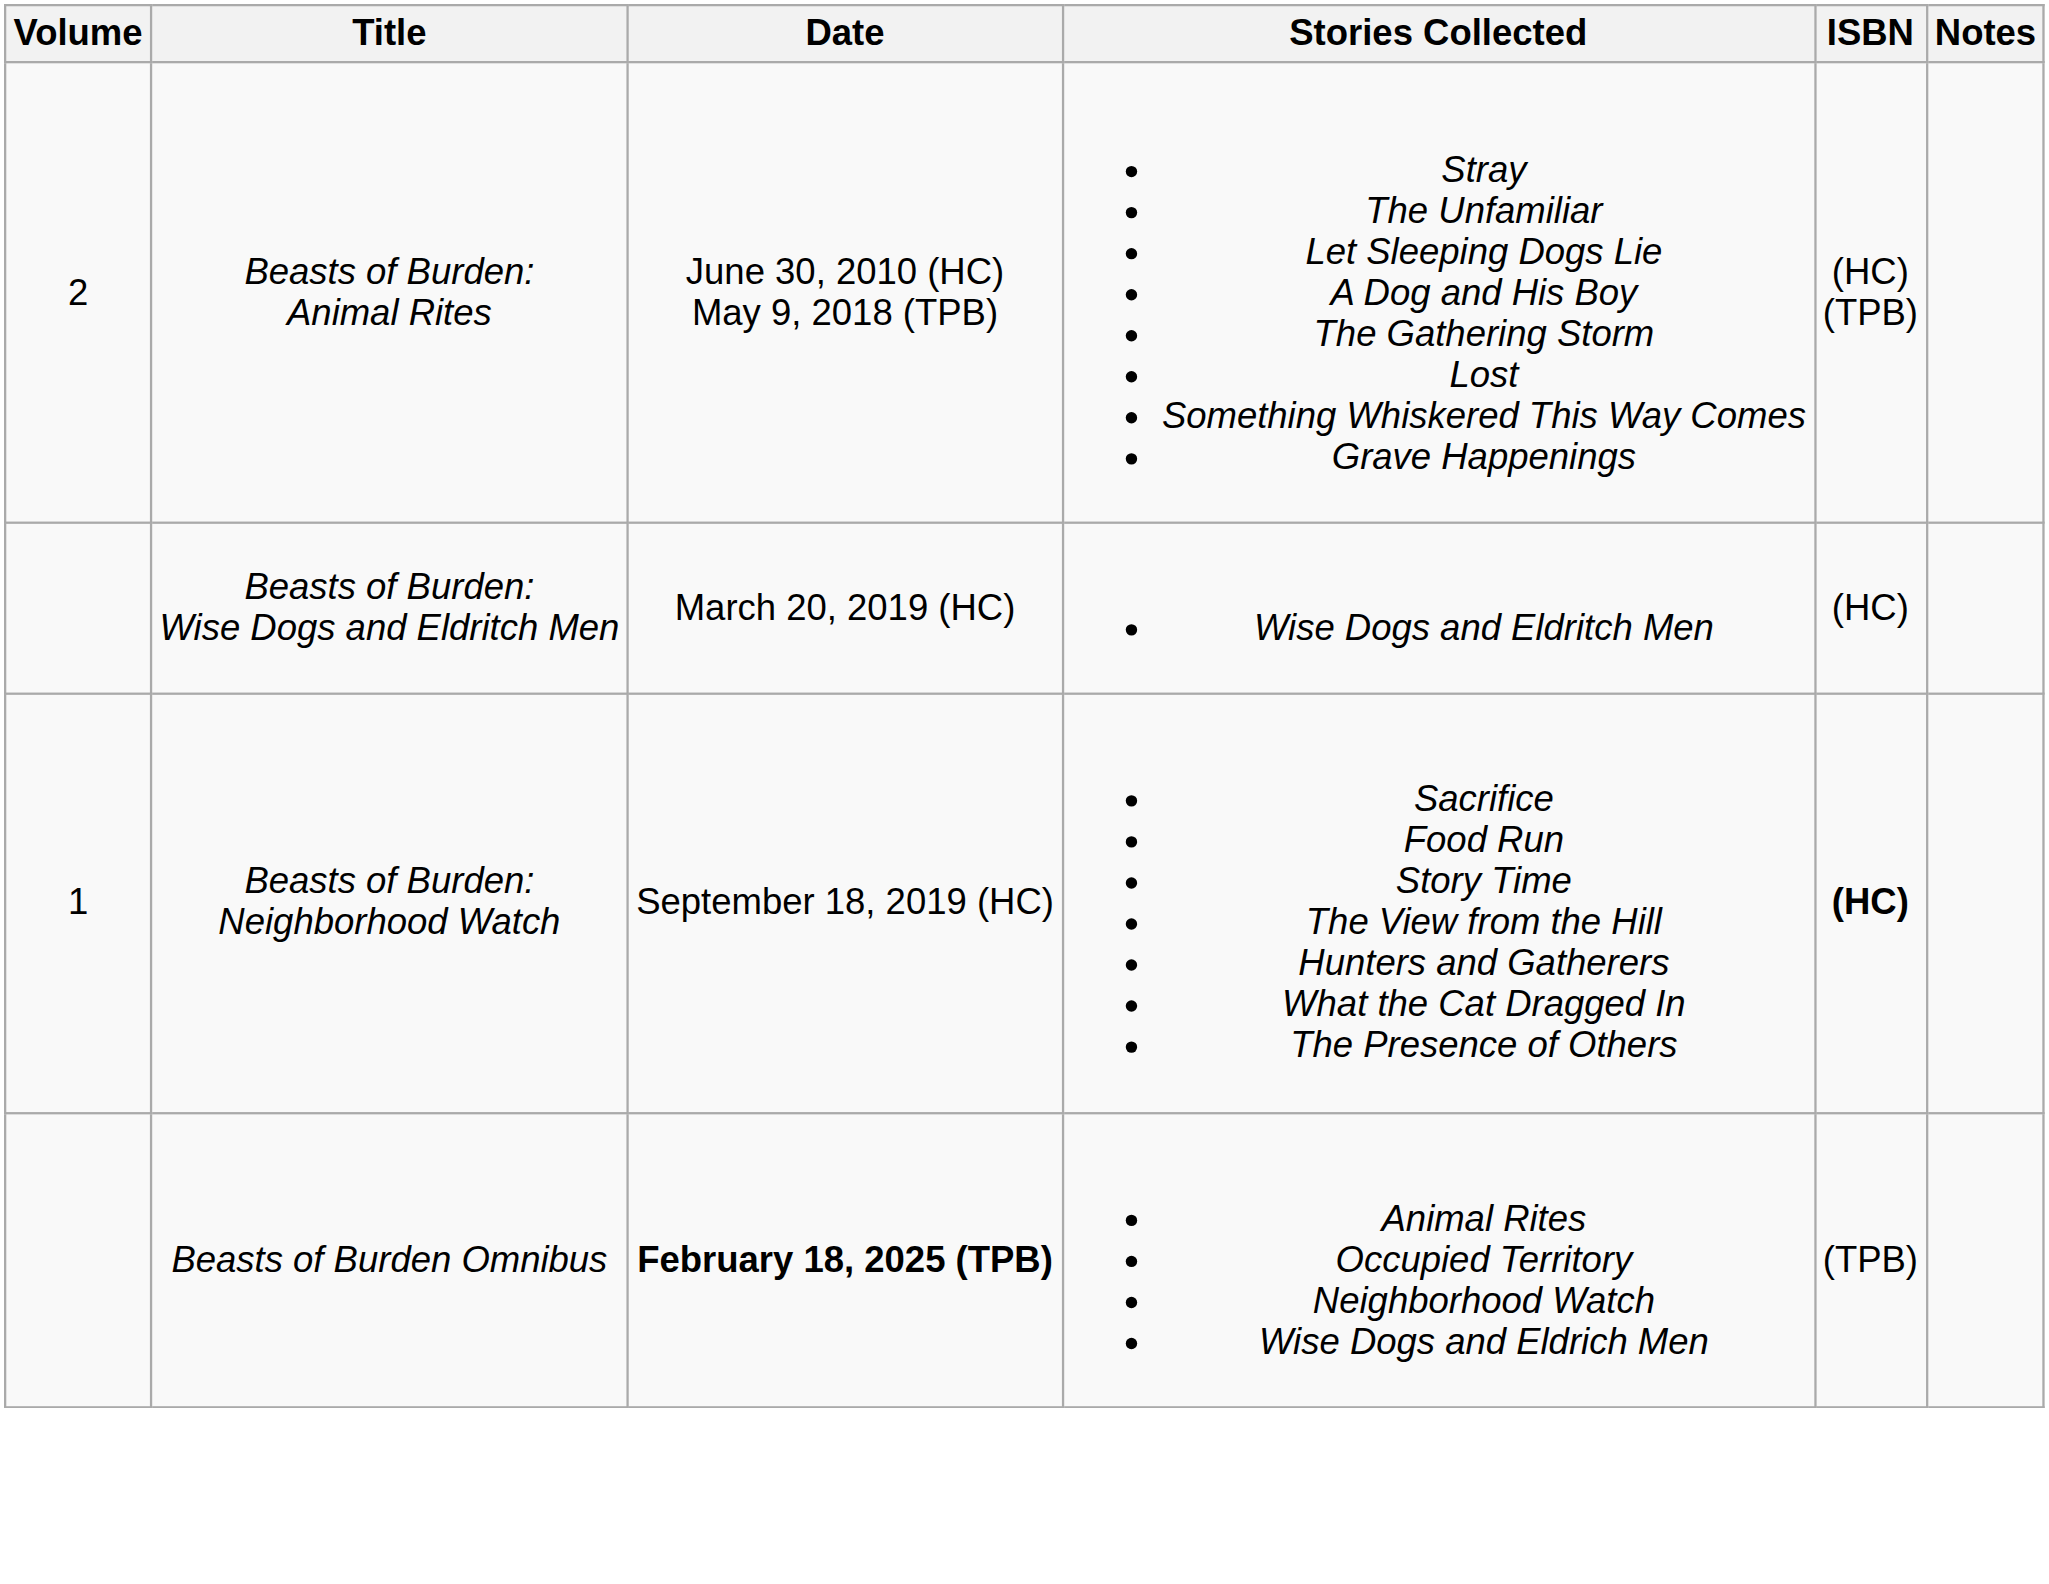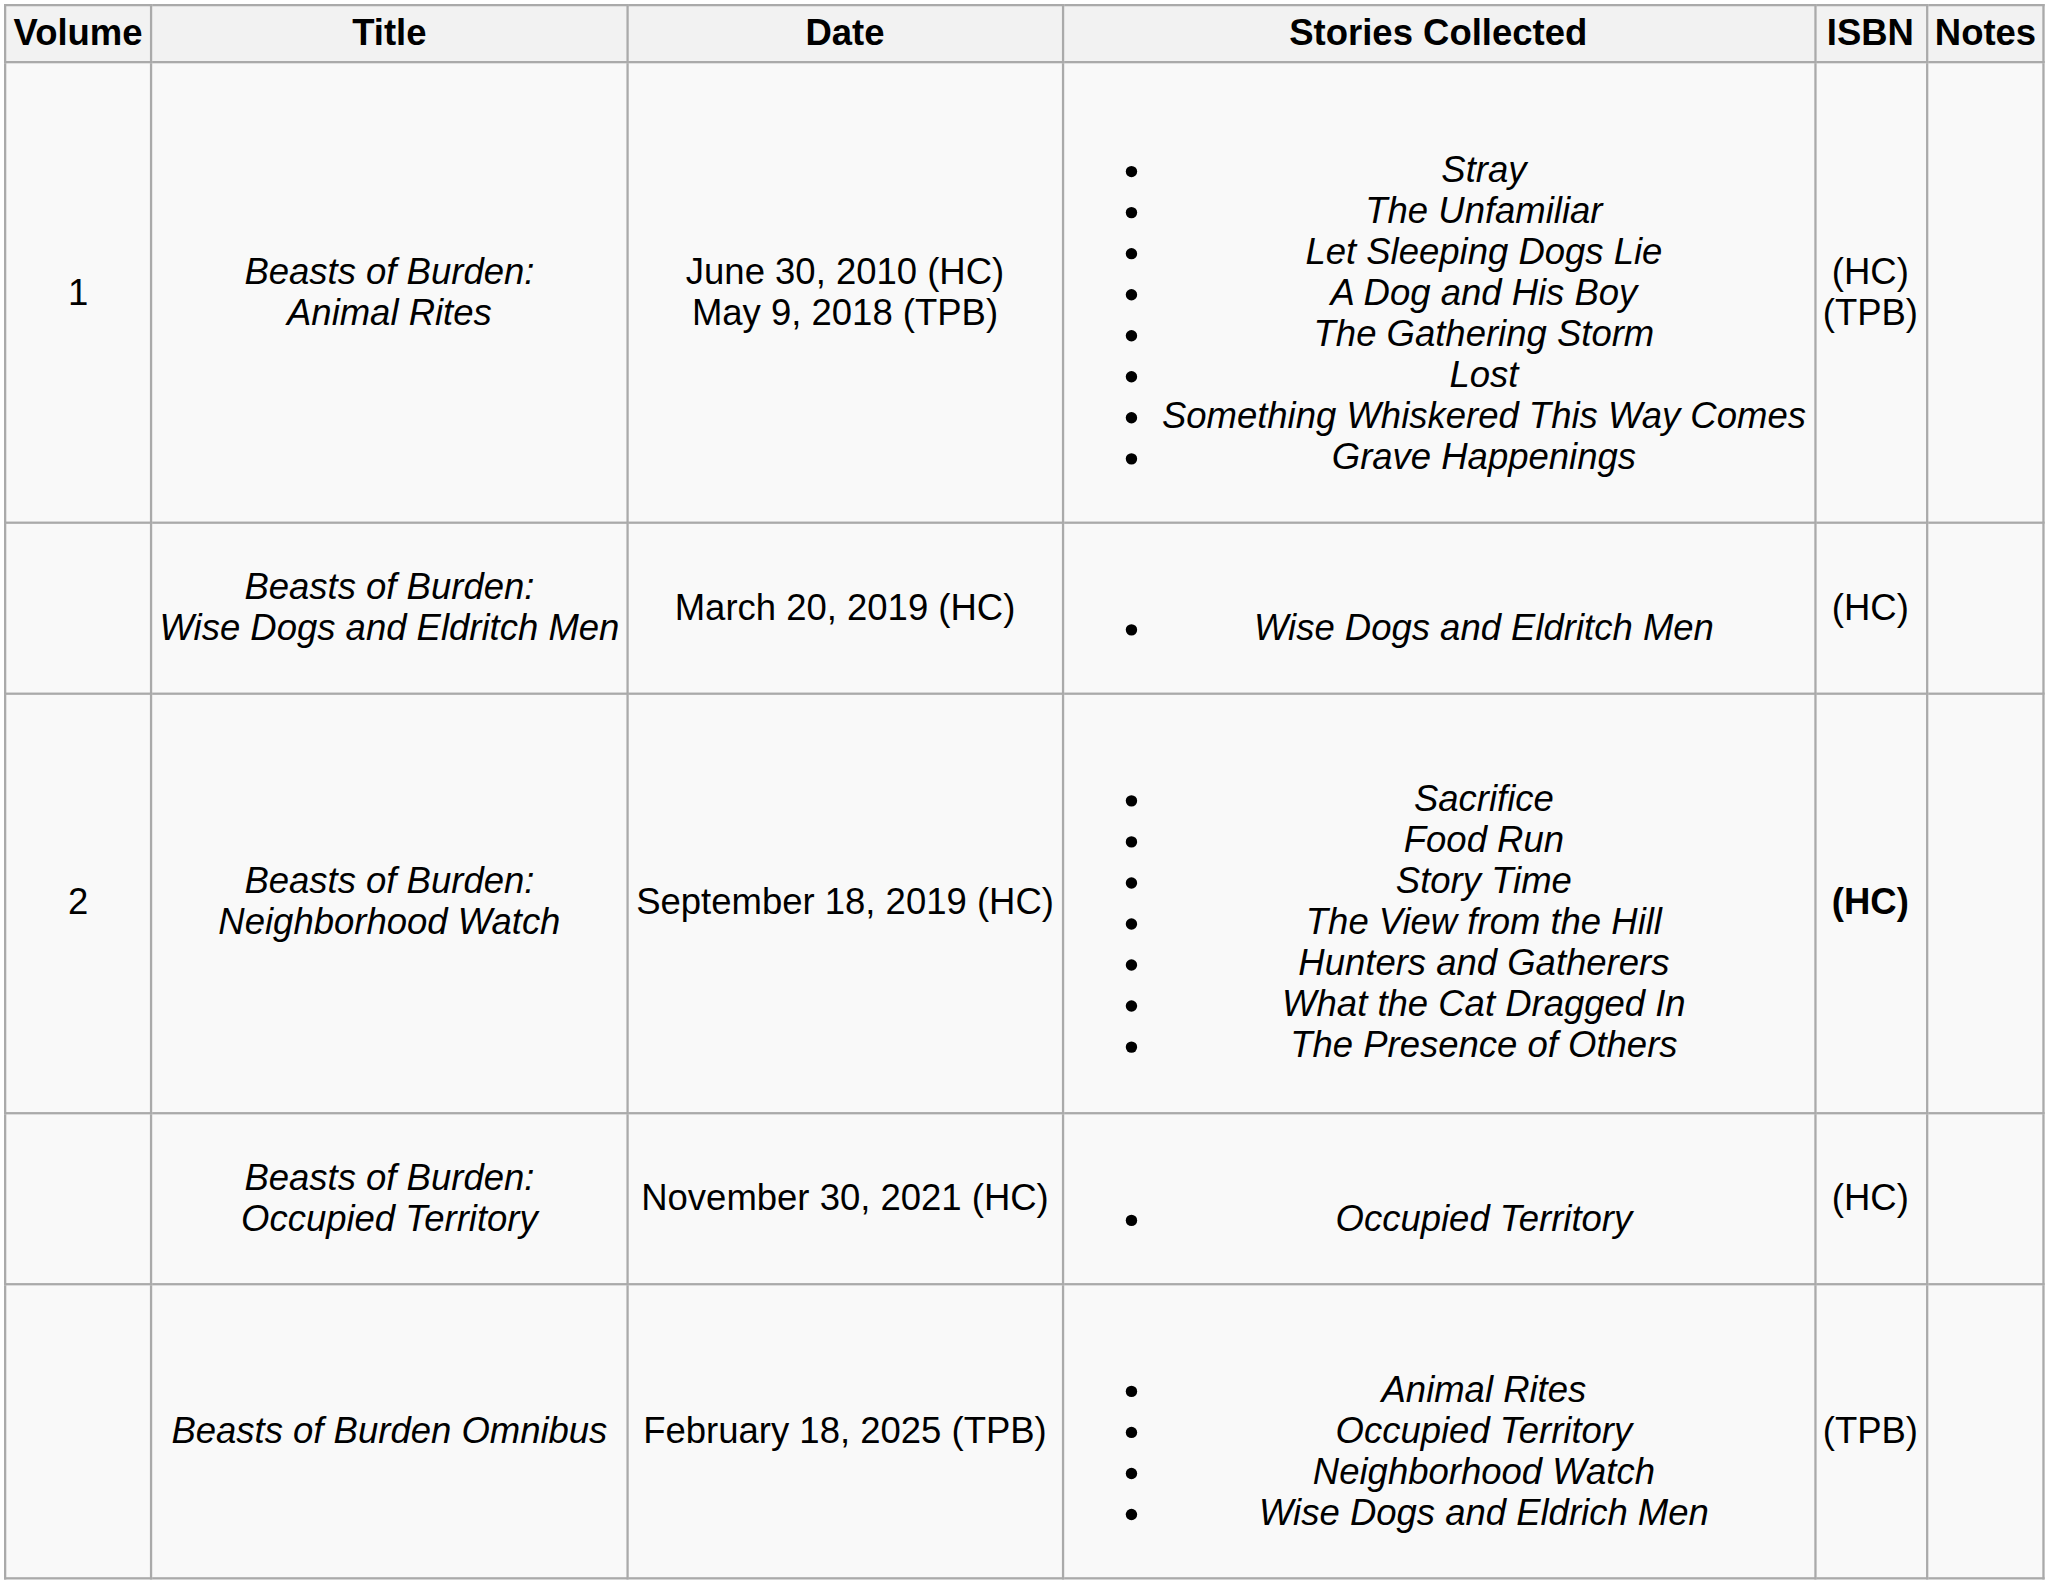(78, 291) 2 -> (78, 291) 1
(78, 902) 1 -> (78, 902) 2
+ row: (389, 1197)
(845, 1258) bold -> (845, 1430) normal
